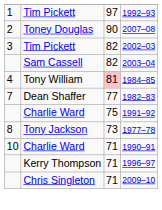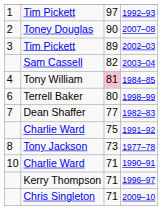(112, 46) 82 -> (112, 46) 89
+ row: (139, 96)
